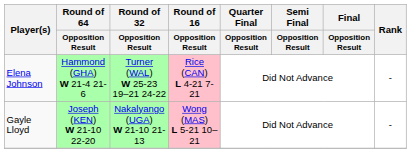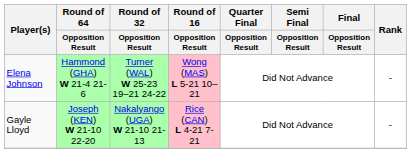(194, 78) Rice (CAN) L 4-21 7-21 -> (194, 78) Wong (MAS) L 5-21 10–21
(194, 125) Wong (MAS) L 5-21 10–21 -> (194, 125) Rice (CAN) L 4-21 7-21
